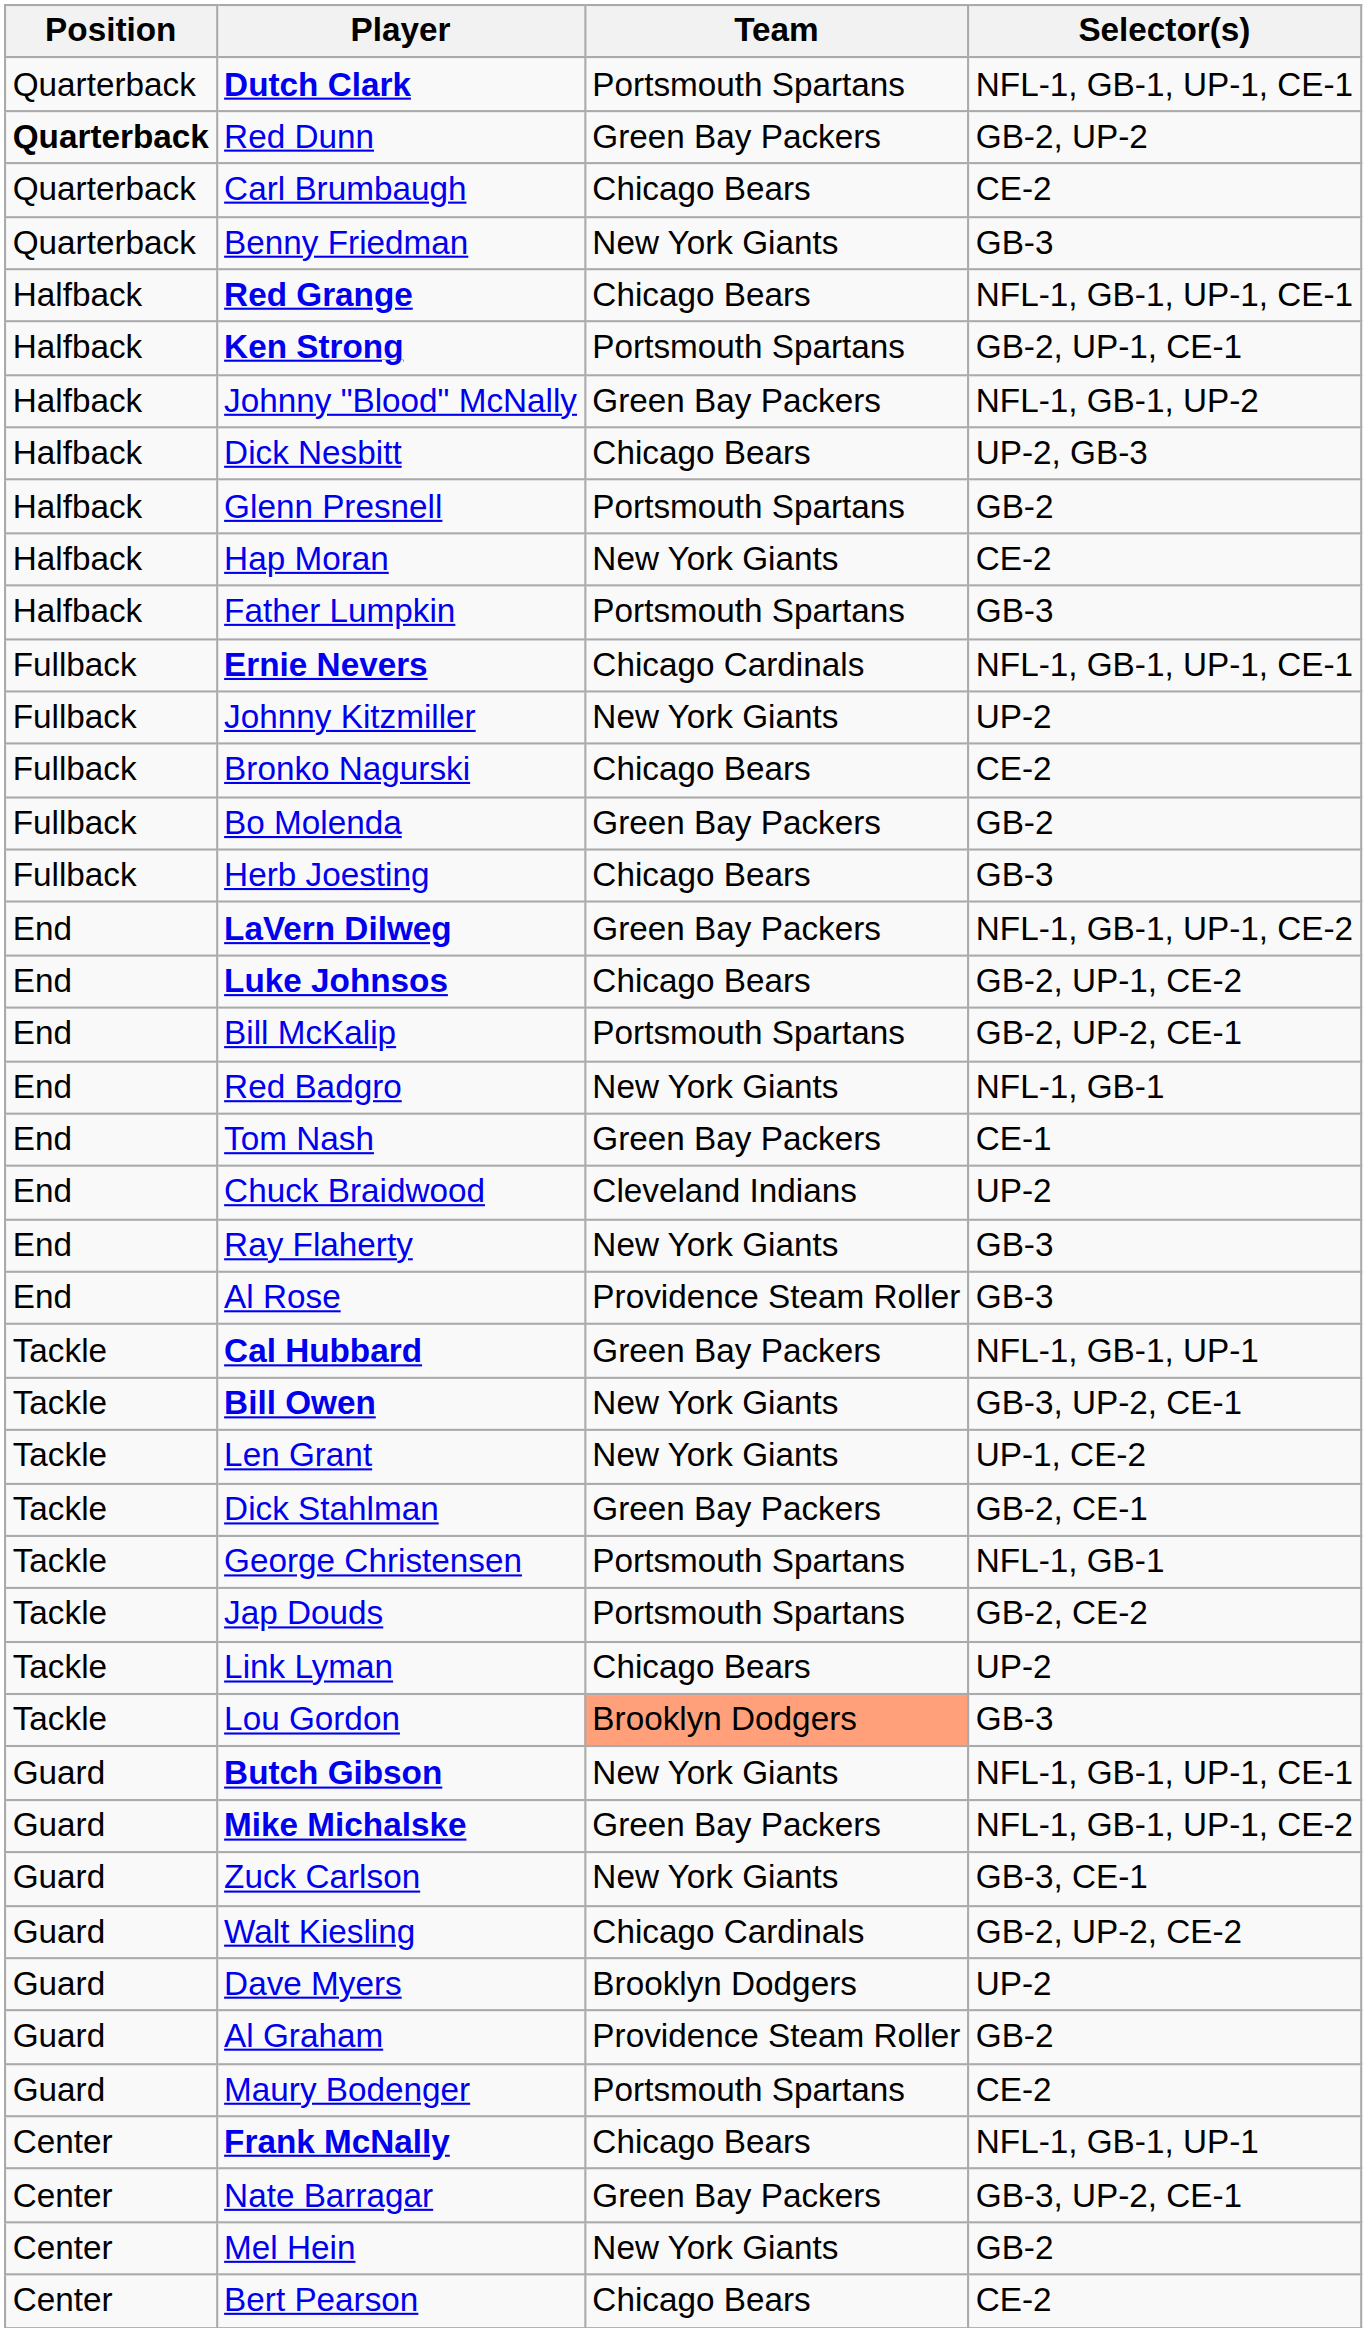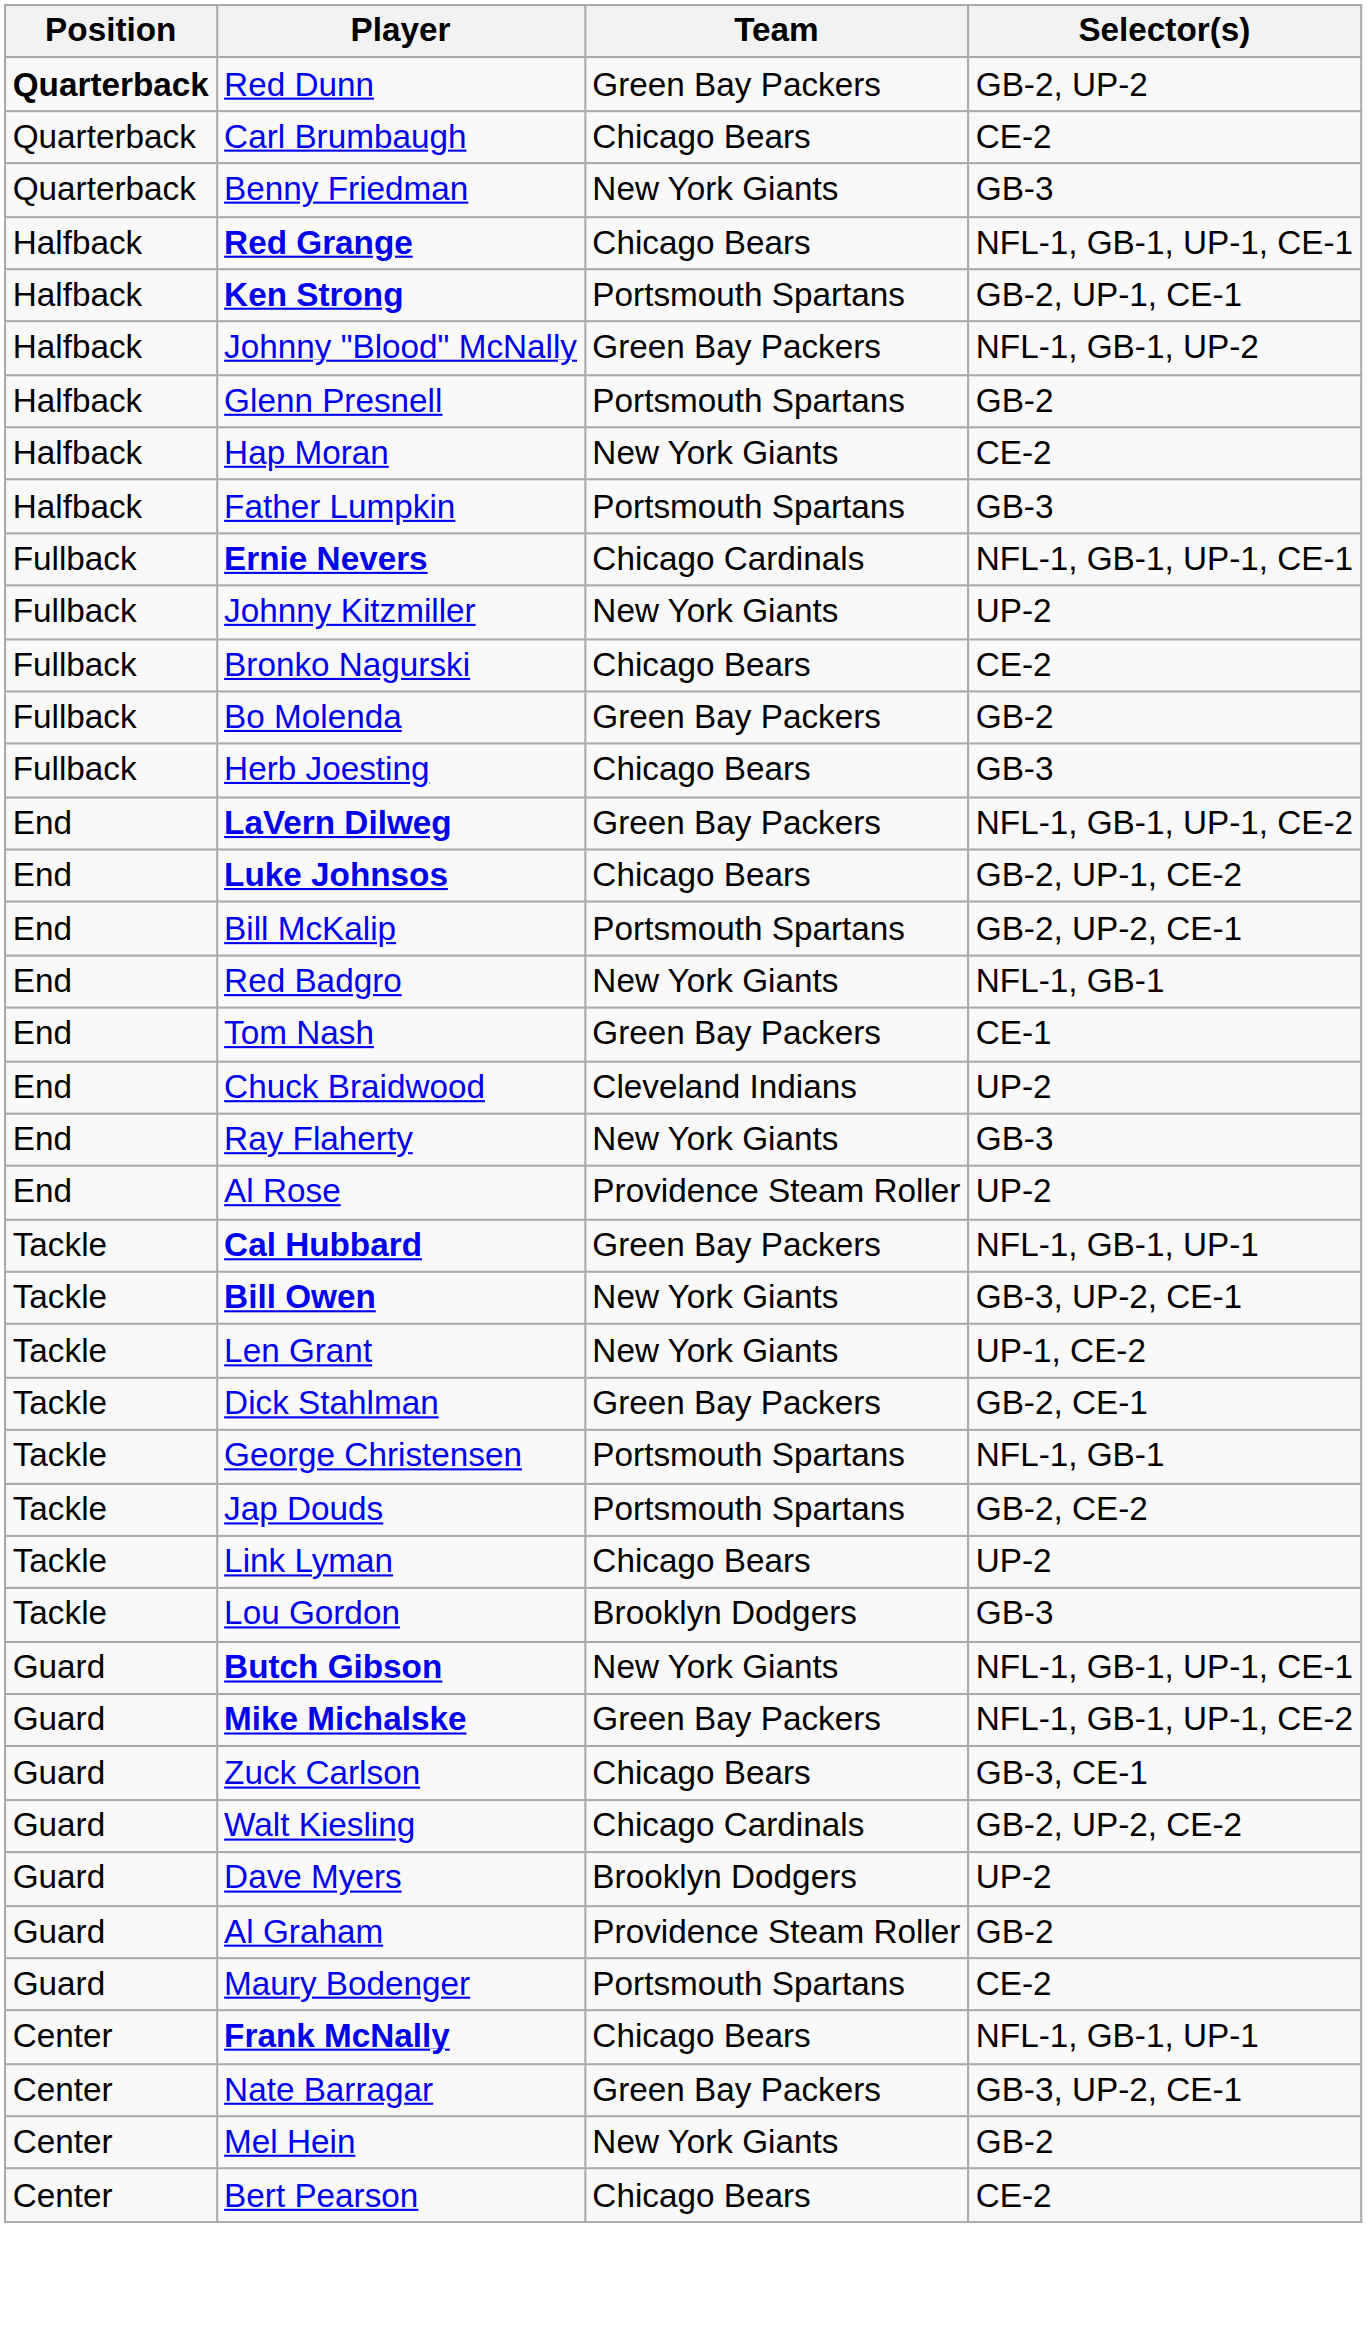- row: (318, 83)
- row: (313, 453)
(1015, 1297) GB-3 -> (1014, 1192) UP-2
(725, 1719) lightsalmon background -> (725, 1614) no background
(715, 1878) New York Giants -> (701, 1772) Chicago Bears
